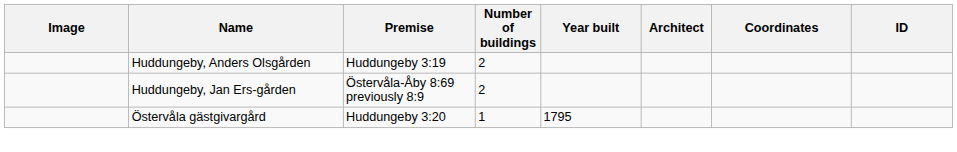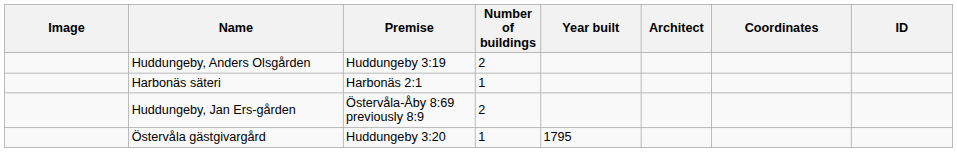+ row: (176, 83)
